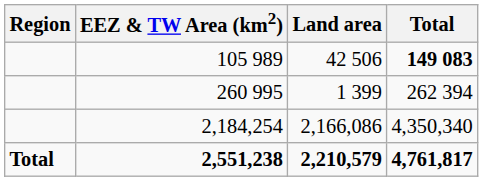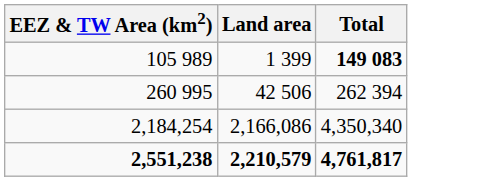- column: (40, 23)
(354, 59) 42 506 -> (289, 59) 1 399
(359, 92) 1 399 -> (283, 92) 42 506
